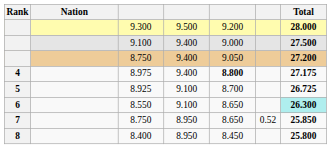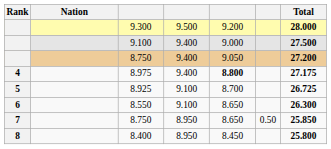(304, 104) paleturquoise background -> (304, 104) no background
(268, 120) 0.52 -> (268, 120) 0.50
